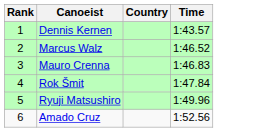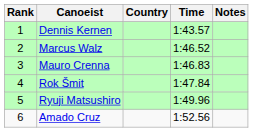+ column: (230, 13)
